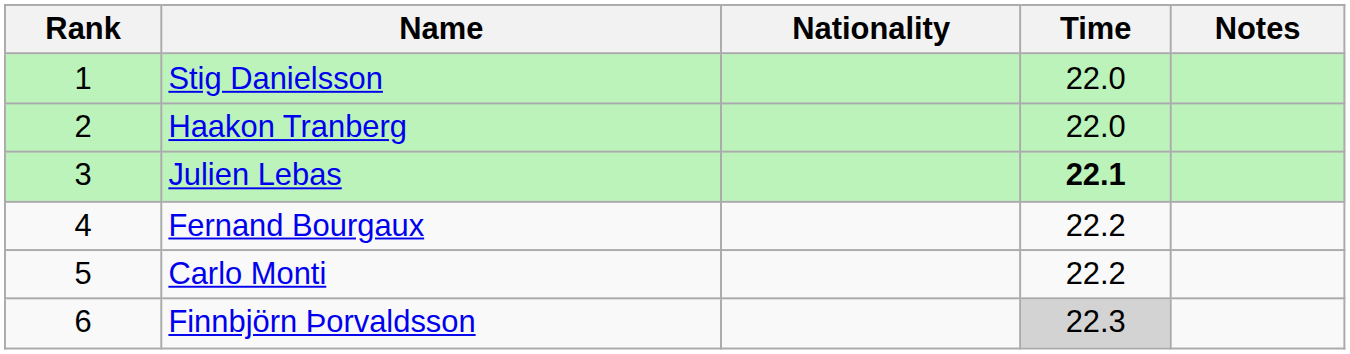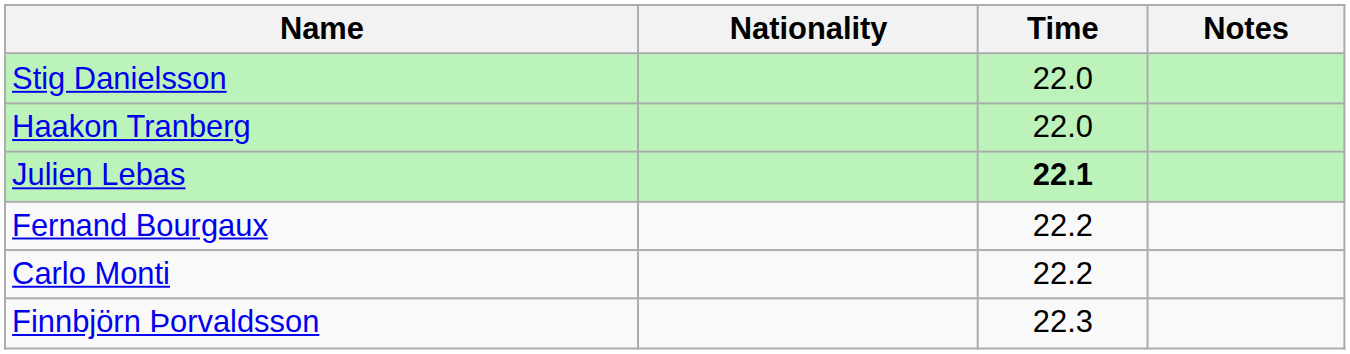- column: (83, 28)
(1096, 322) lightgrey background -> (1063, 322) no background
